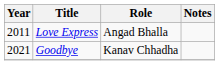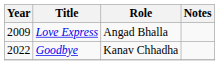(19, 32) 2011 -> (19, 32) 2009
(19, 50) 2021 -> (19, 50) 2022
